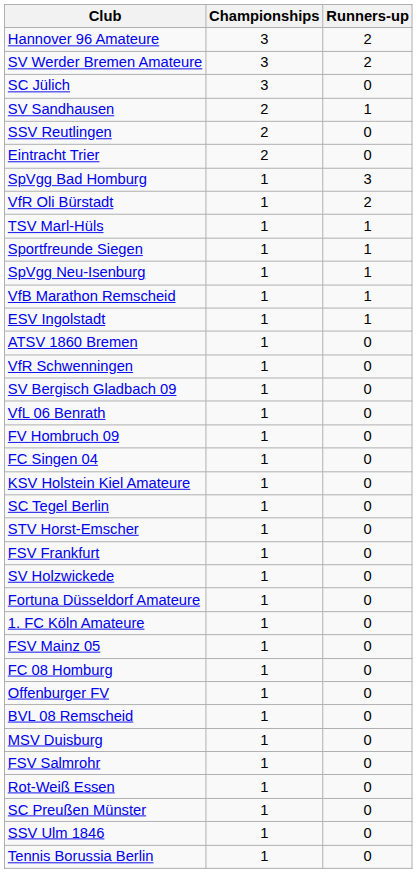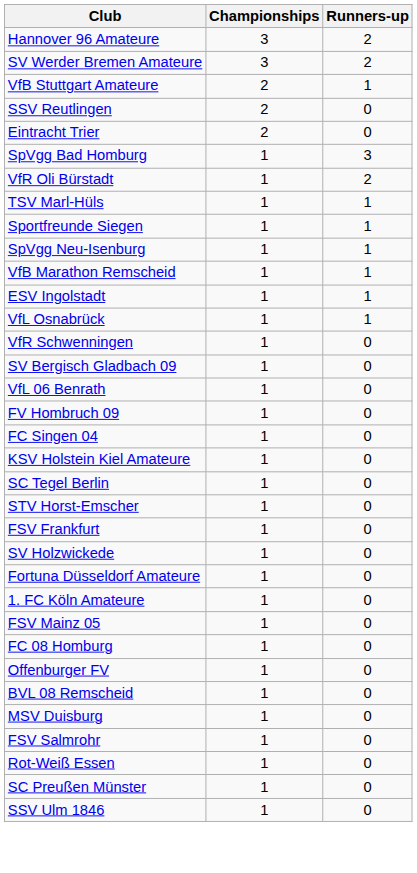- row: (39, 86)
+ row: (83, 86)
- row: (61, 109)
+ row: (56, 319)
- row: (73, 343)
- row: (81, 856)
